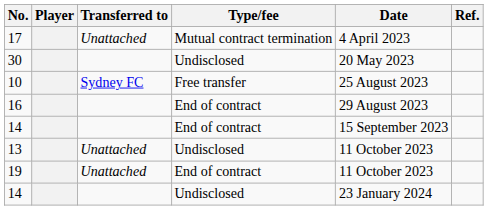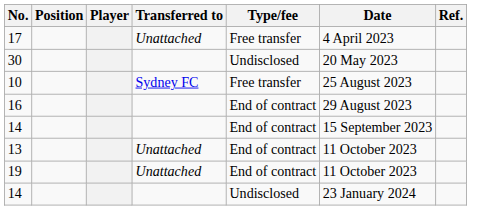+ column: (59, 15)
(253, 37) Mutual contract termination -> (265, 37) Free transfer
(209, 149) Undisclosed -> (273, 149) End of contract
